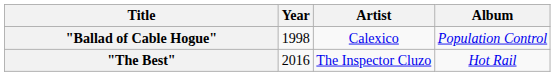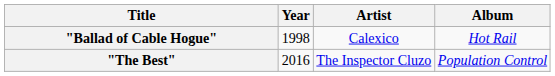(492, 37) Population Control -> (492, 37) Hot Rail
(492, 60) Hot Rail -> (492, 60) Population Control
